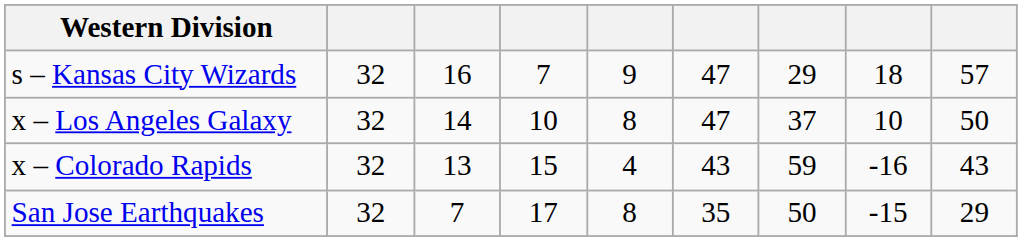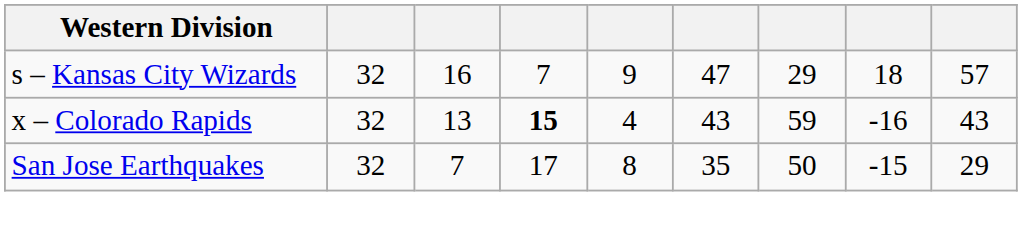- row: (152, 119)
(543, 166) normal -> (543, 119) bold
